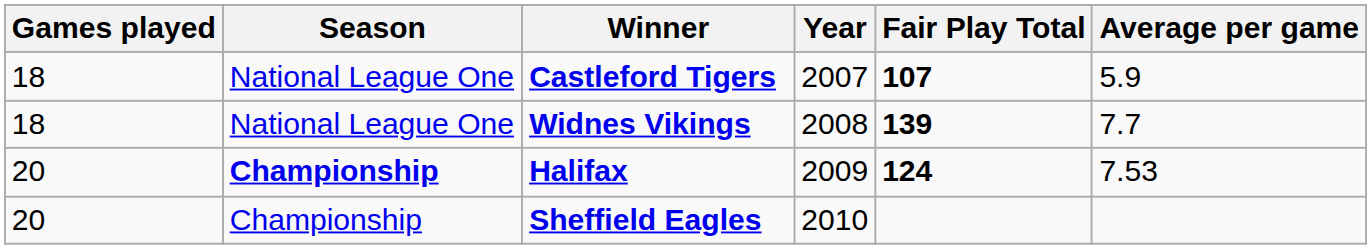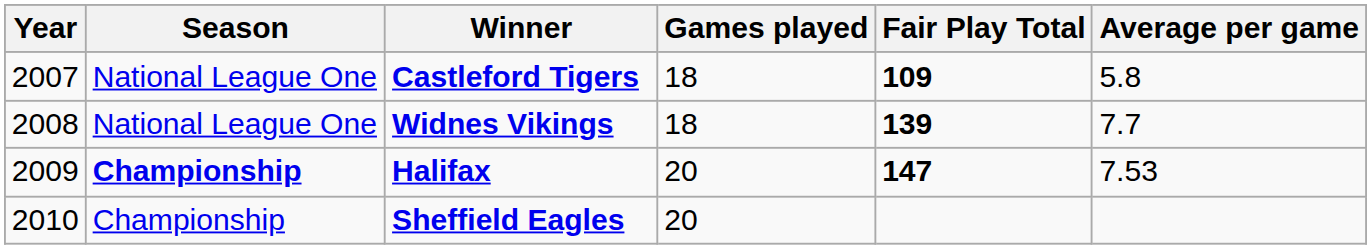columns swapped: (835, 28) <-> (114, 28)
(907, 76) 107 -> (907, 76) 109
(1120, 76) 5.9 -> (1120, 76) 5.8
(907, 171) 124 -> (907, 171) 147
